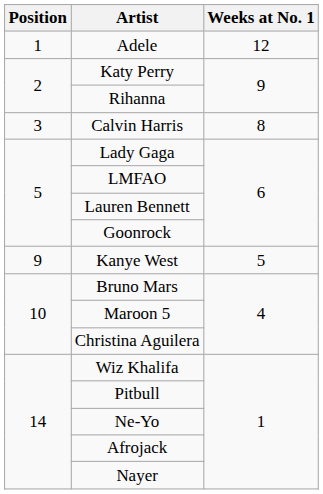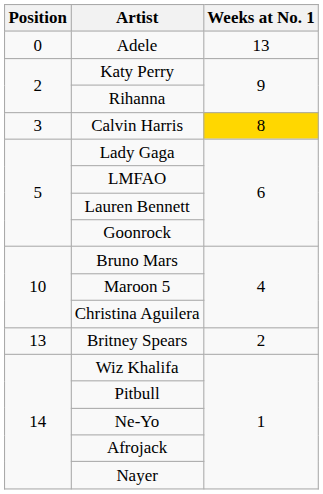(38, 44) 1 -> (38, 44) 0
(261, 44) 12 -> (261, 44) 13
(261, 125) no background -> (261, 125) gold background
- row: (137, 260)
+ row: (137, 340)
